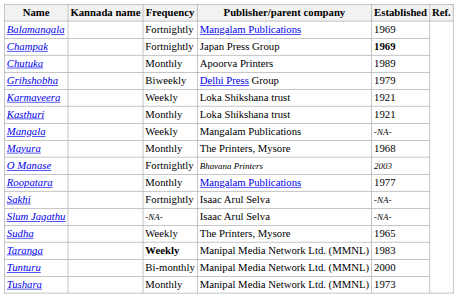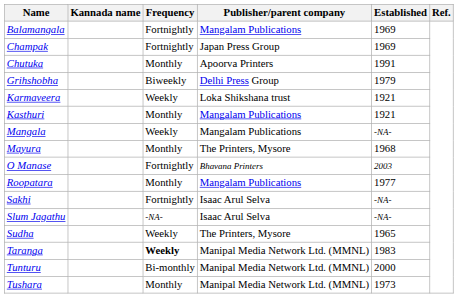(385, 47) bold -> (385, 47) normal
(385, 64) 1989 -> (385, 64) 1991
(245, 115) Loka Shikshana trust -> (250, 115) Mangalam Publications
